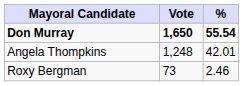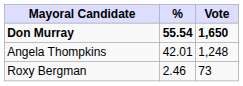columns swapped: (181, 14) <-> (221, 14)
